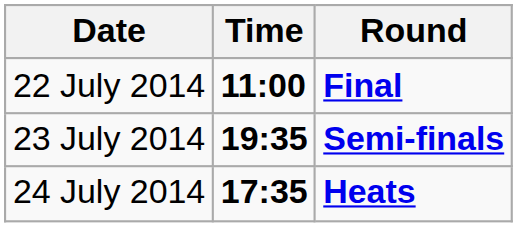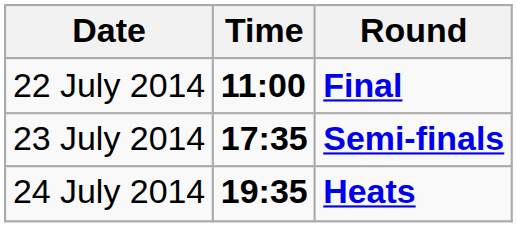(264, 138) 19:35 -> (264, 138) 17:35
(264, 192) 17:35 -> (264, 192) 19:35
